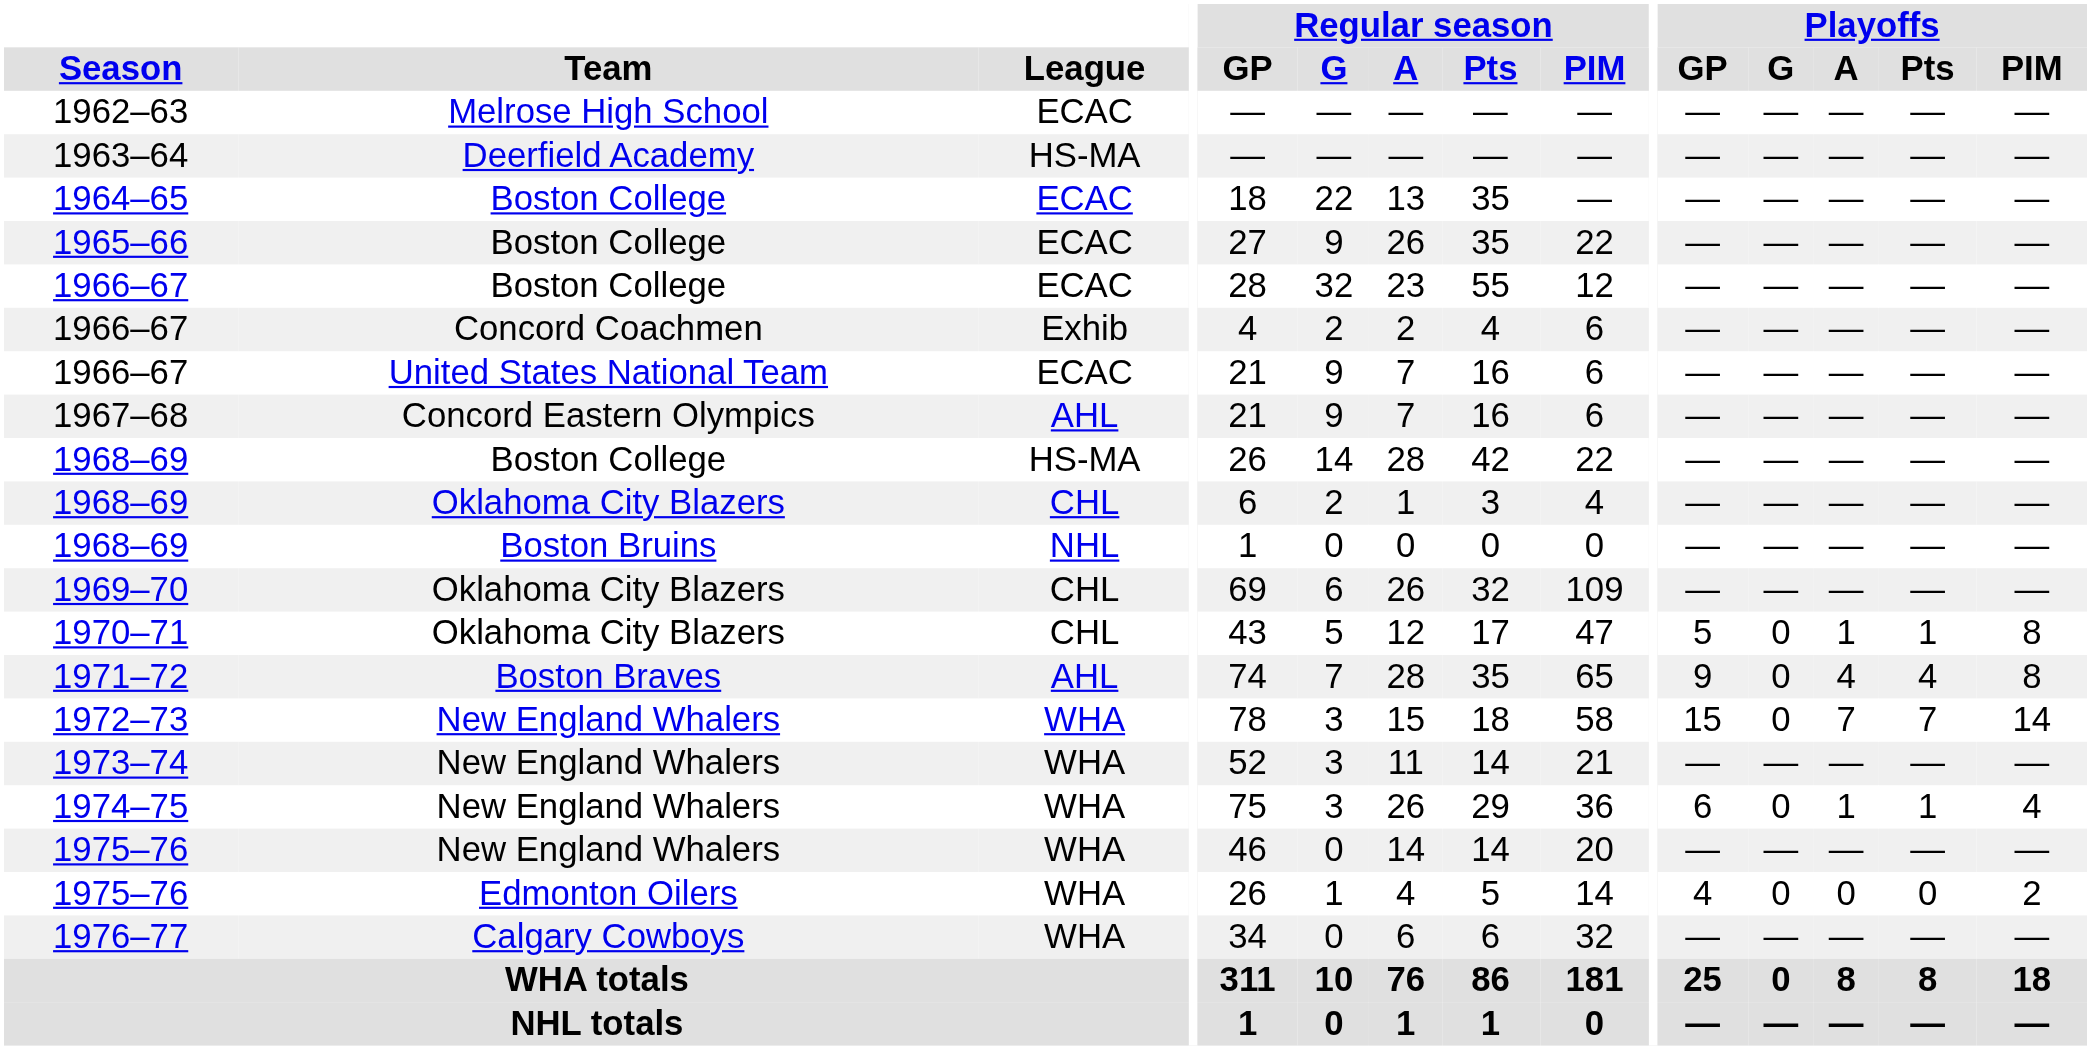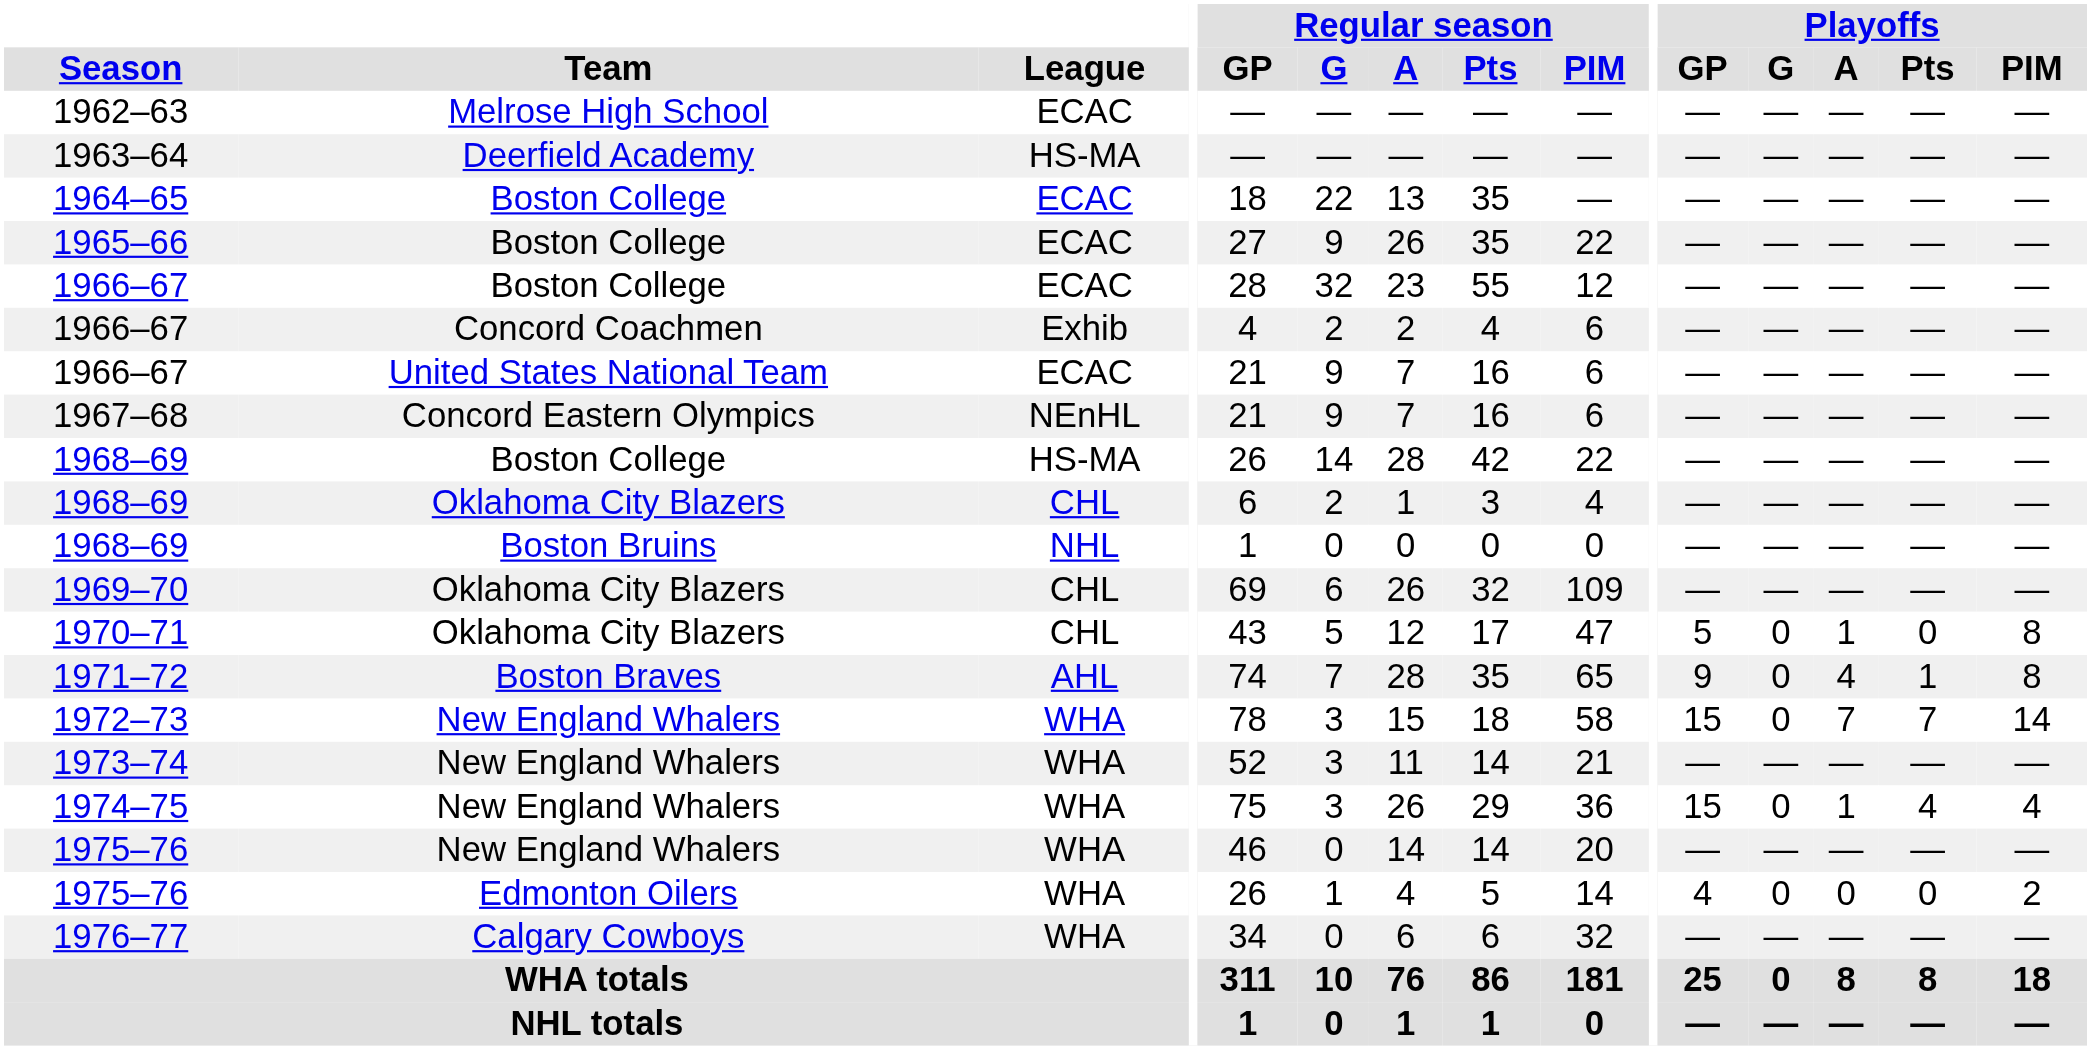(1085, 415) AHL -> (1085, 415) NEnHL
(1928, 632) 1 -> (1928, 632) 0
(1928, 676) 4 -> (1928, 676) 1
(1703, 806) 6 -> (1703, 806) 15
(1928, 806) 1 -> (1928, 806) 4
